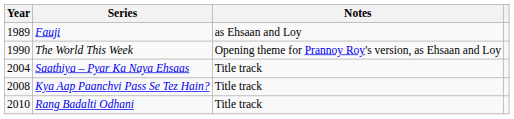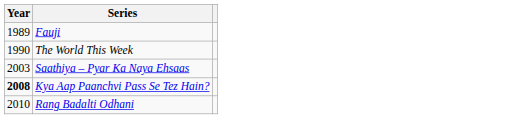- column: (358, 13)
(19, 68) 2004 -> (19, 68) 2003
(19, 86) normal -> (19, 86) bold
